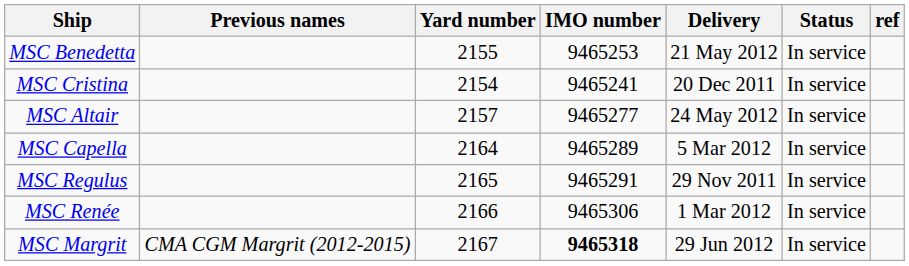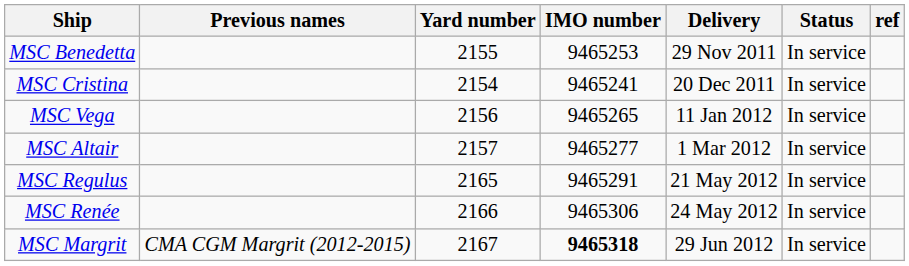(724, 52) 21 May 2012 -> (724, 52) 29 Nov 2011
+ row: (72, 116)
(724, 116) 24 May 2012 -> (724, 148) 1 Mar 2012
- row: (72, 148)
(724, 180) 29 Nov 2011 -> (724, 180) 21 May 2012
(724, 212) 1 Mar 2012 -> (724, 212) 24 May 2012
